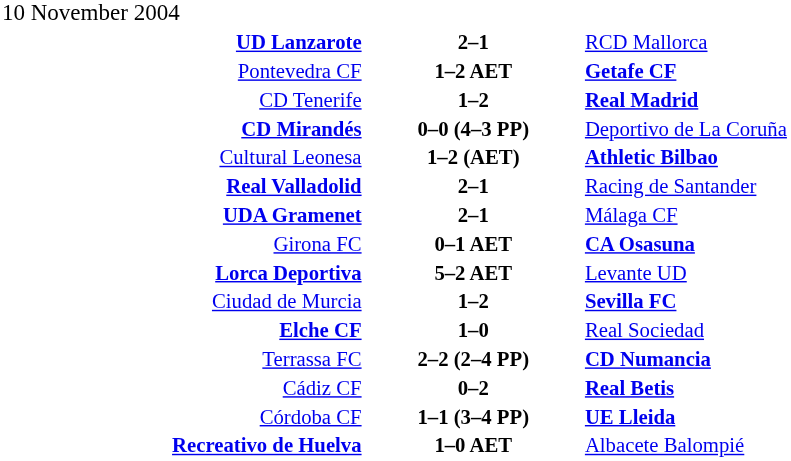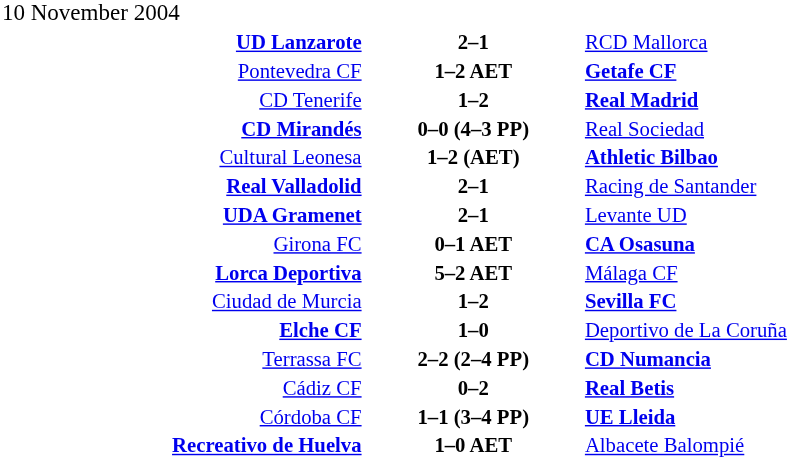(686, 128) Deportivo de La Coruña -> (644, 128) Real Sociedad
(631, 215) Málaga CF -> (636, 215) Levante UD
(636, 272) Levante UD -> (631, 272) Málaga CF
(644, 330) Real Sociedad -> (686, 330) Deportivo de La Coruña
